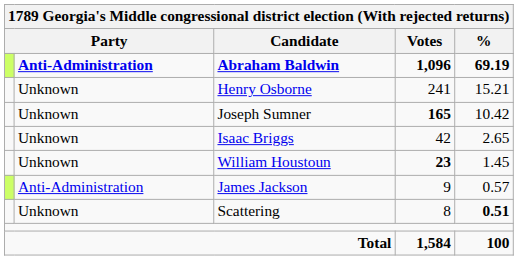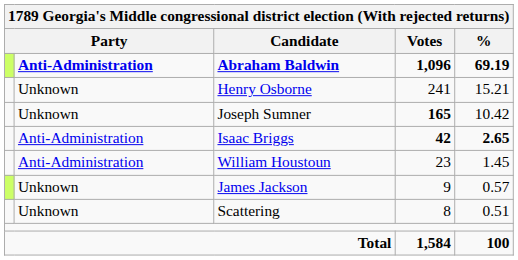(48, 138) Unknown -> (81, 138) Anti-Administration
(443, 138) normal -> (443, 138) bold
(496, 138) normal -> (496, 138) bold
(48, 162) Unknown -> (81, 162) Anti-Administration
(443, 162) bold -> (443, 162) normal
(81, 187) Anti-Administration -> (48, 187) Unknown
(496, 211) bold -> (496, 211) normal
